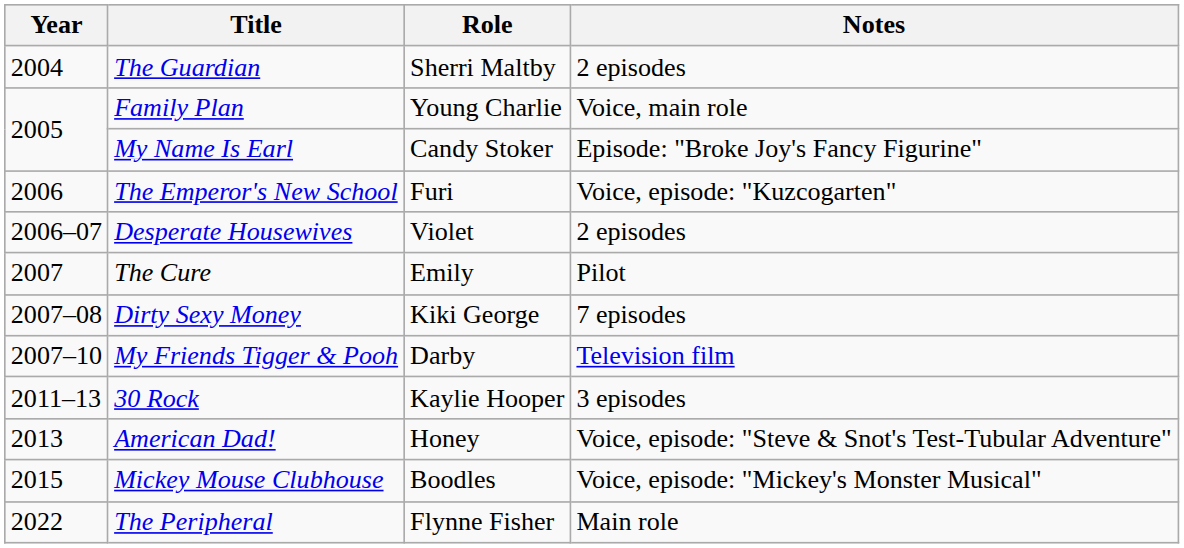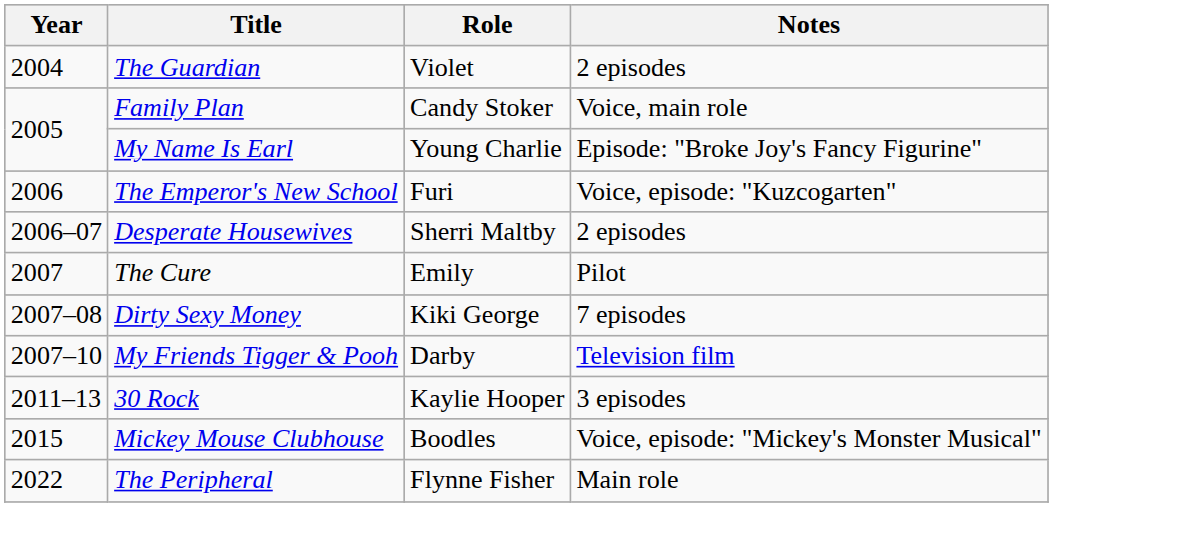(483, 66) Sherri Maltby -> (442, 66) Violet
(486, 107) Young Charlie -> (481, 107) Candy Stoker
(481, 149) Candy Stoker -> (486, 149) Young Charlie
(442, 231) Violet -> (483, 231) Sherri Maltby
- row: (195, 438)
